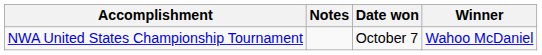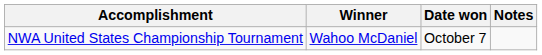columns swapped: (479, 15) <-> (329, 15)
